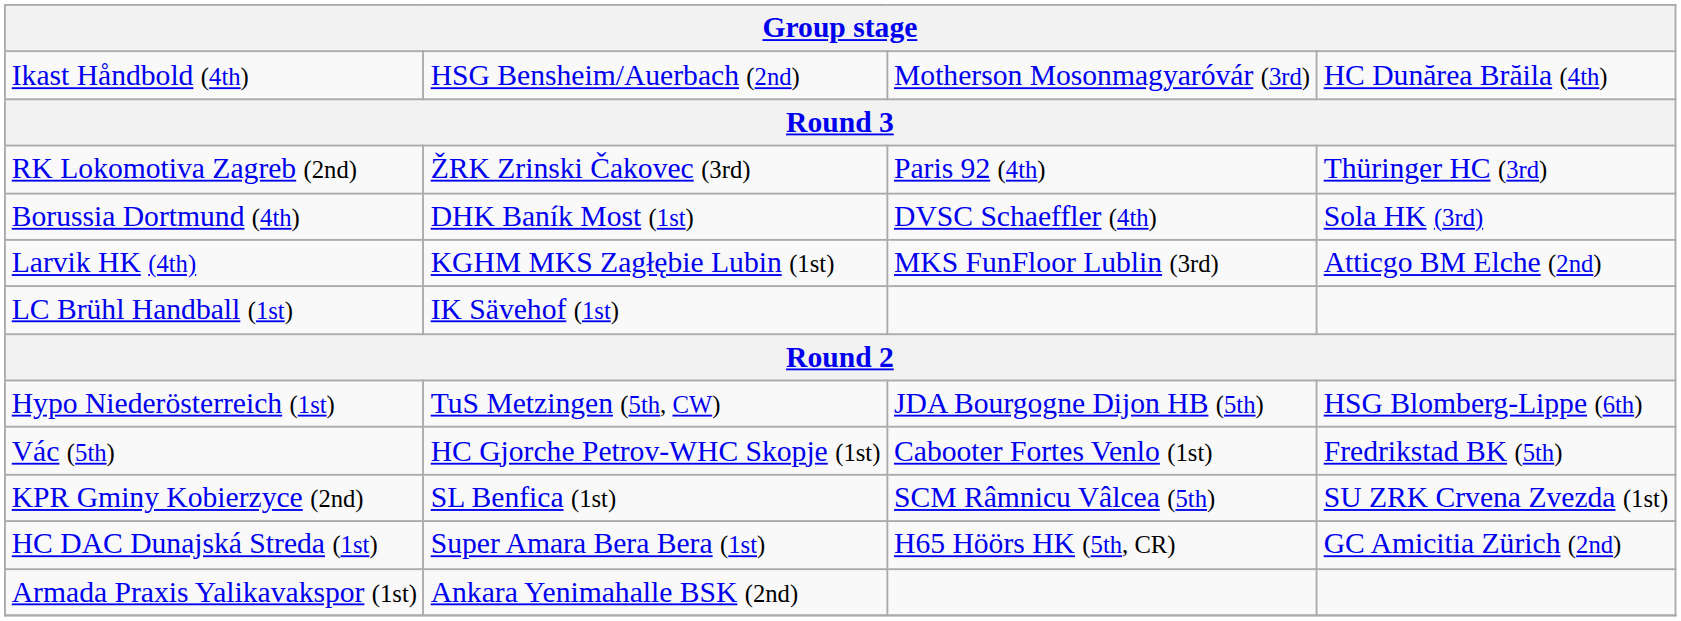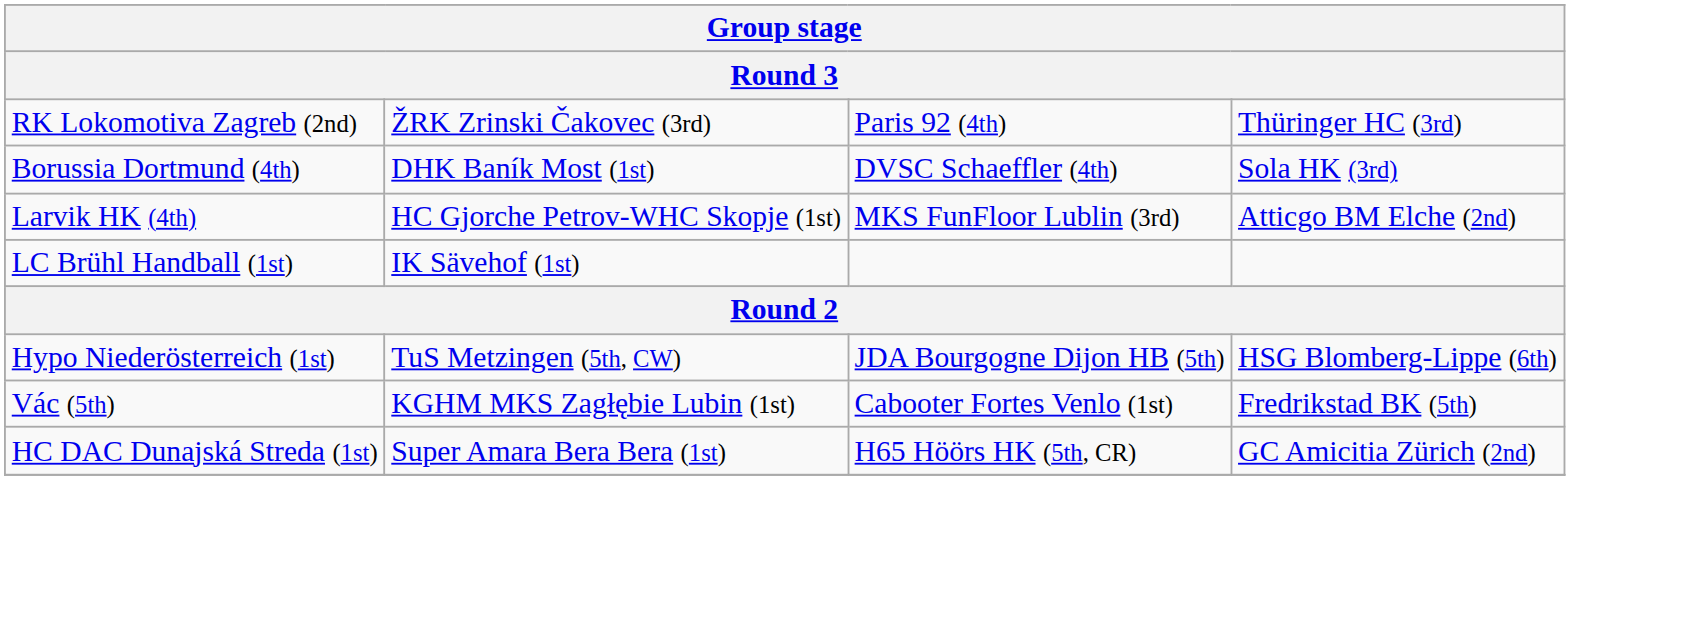- row: (130, 74)
(633, 262) KGHM MKS Zagłębie Lubin (1st) -> (616, 215) HC Gjorche Petrov-WHC Skopje (1st)
(656, 450) HC Gjorche Petrov-WHC Skopje (1st) -> (593, 403) KGHM MKS Zagłębie Lubin (1st)
- row: (188, 497)
- row: (214, 591)
